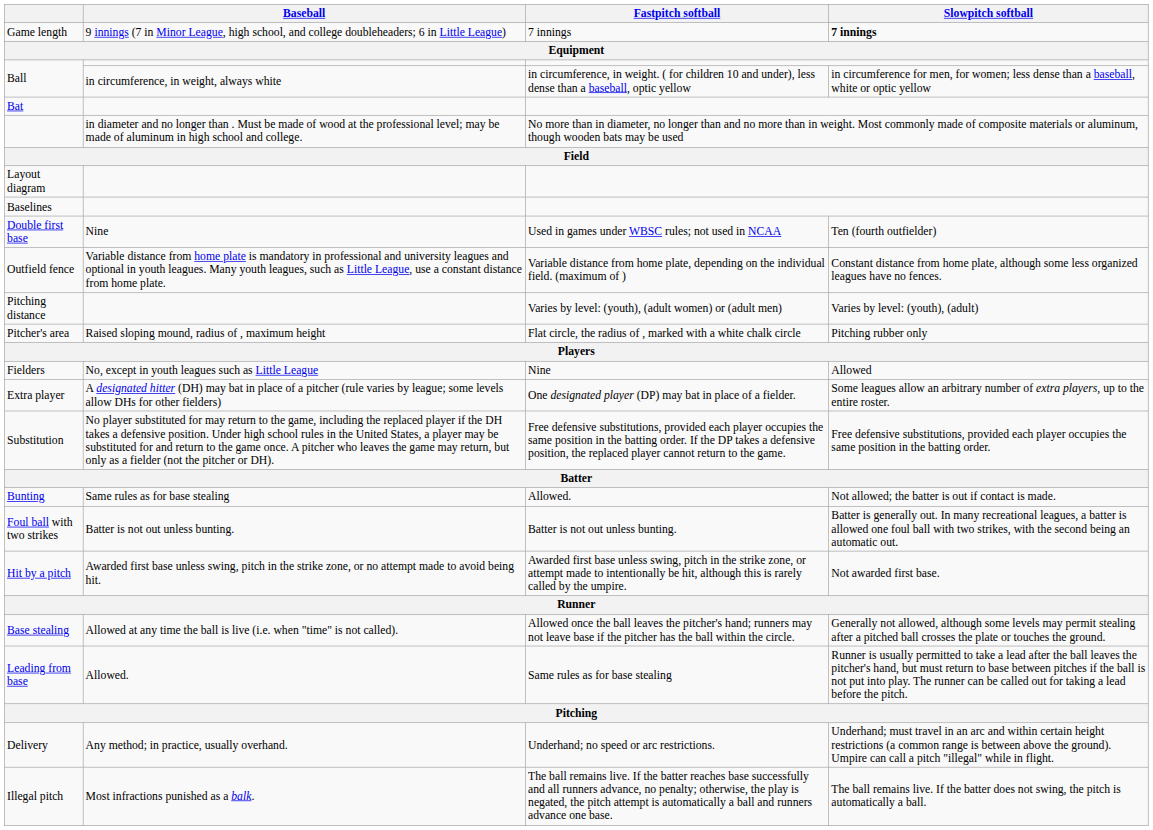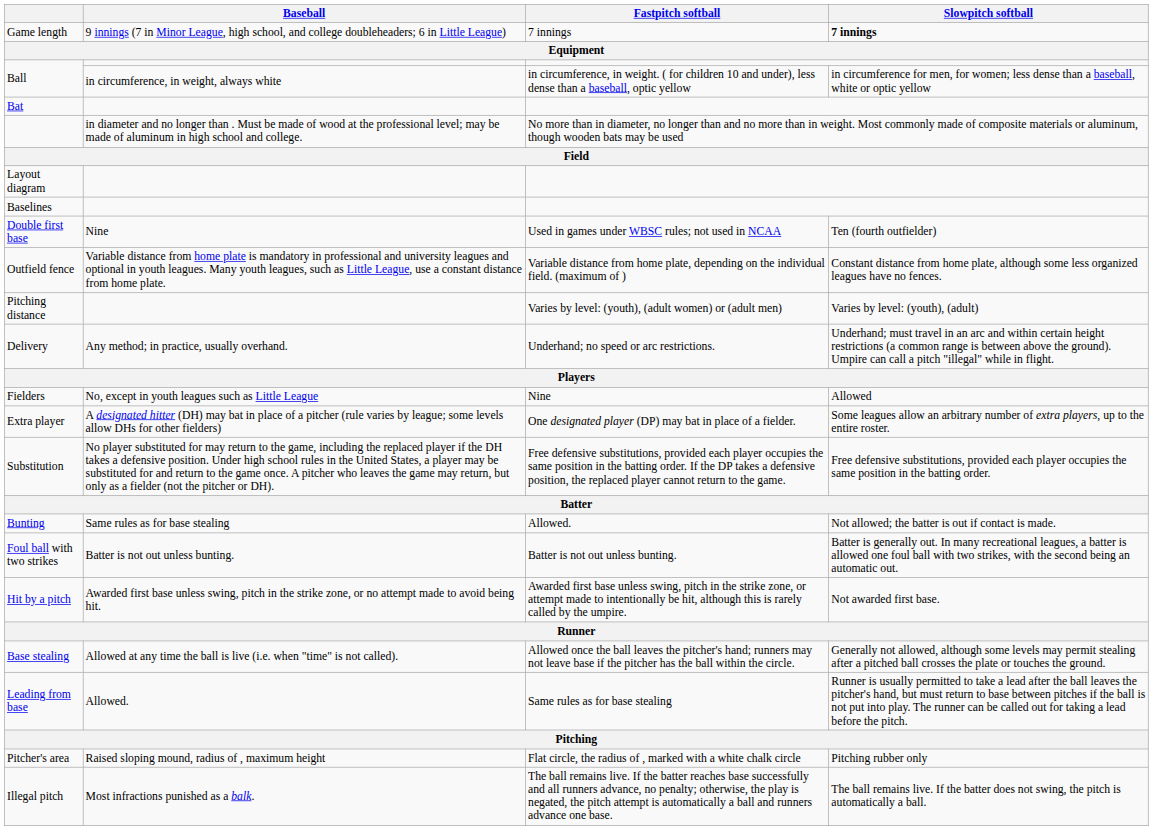rows swapped: (38, 333) <-> (27, 745)
